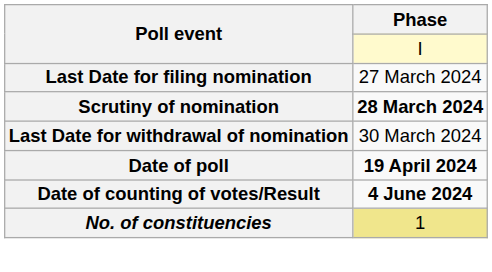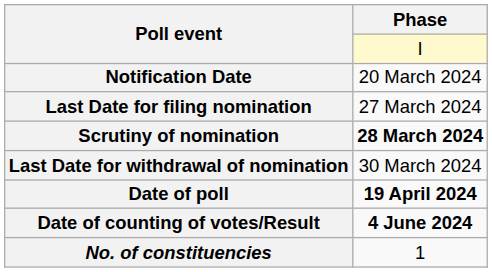+ row: (179, 77)
(420, 223) khaki background -> (420, 252) no background
